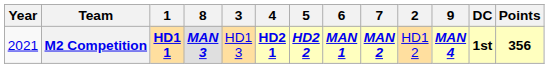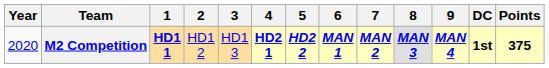columns swapped: (415, 16) <-> (203, 16)
(23, 45) 2021 -> (23, 45) 2020
(520, 45) 356 -> (520, 45) 375
